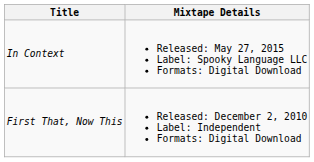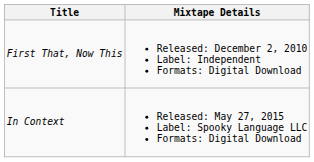rows swapped: (65, 122) <-> (36, 54)
